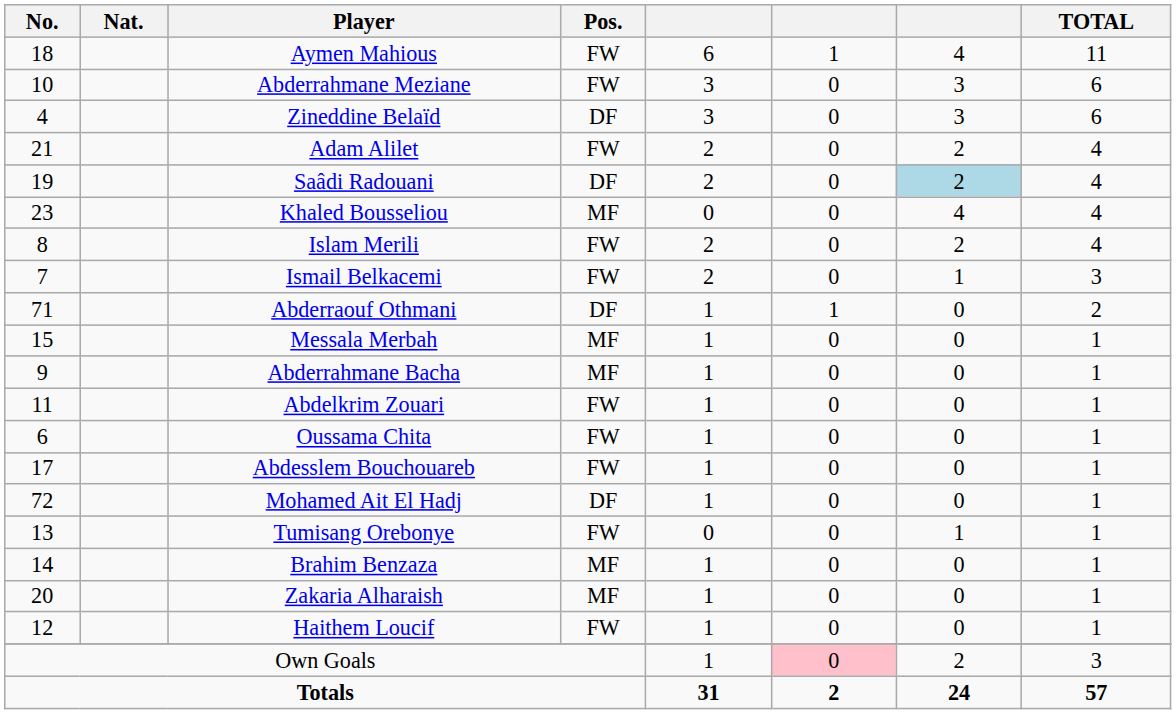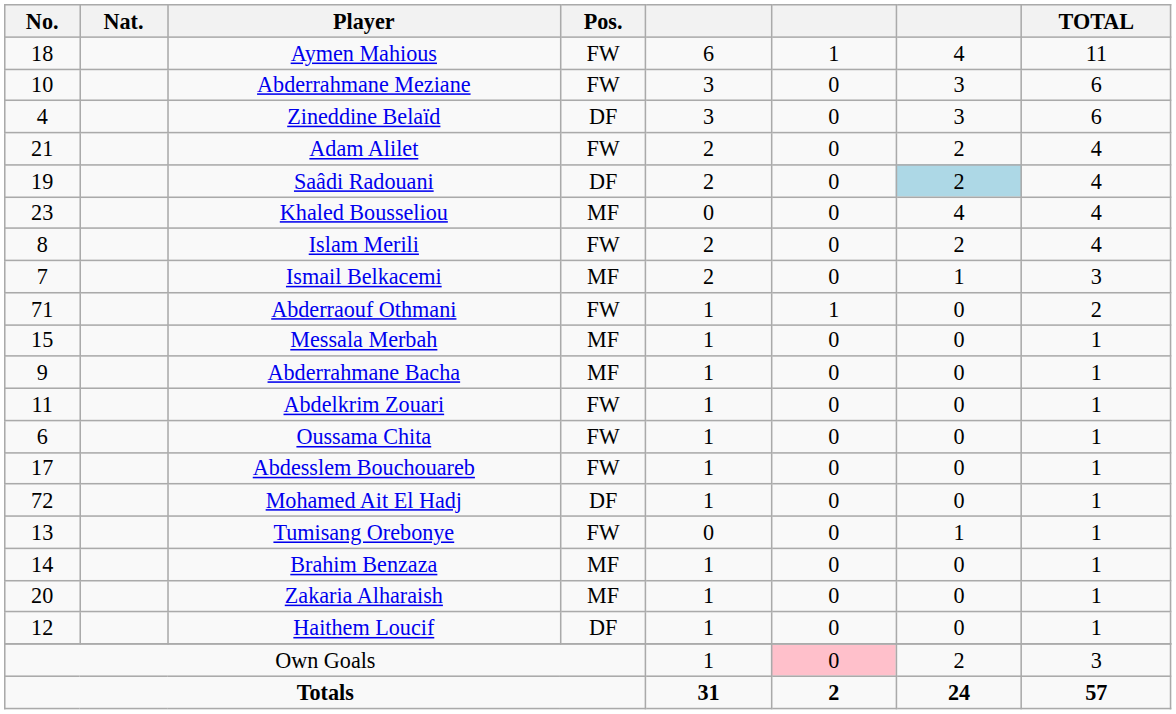(603, 277) FW -> (603, 277) MF
(603, 309) DF -> (603, 309) FW
(603, 628) FW -> (603, 628) DF
